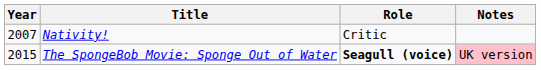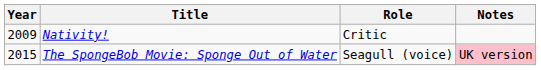(22, 34) 2007 -> (22, 34) 2009
(398, 54) bold -> (398, 54) normal
